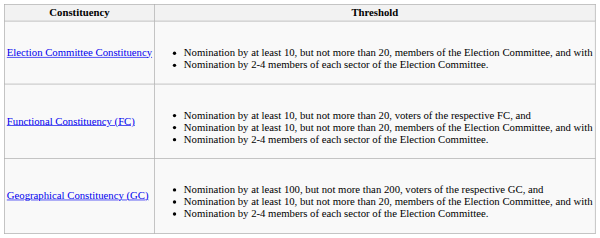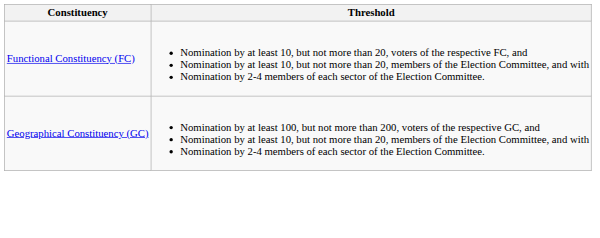- row: (79, 52)
